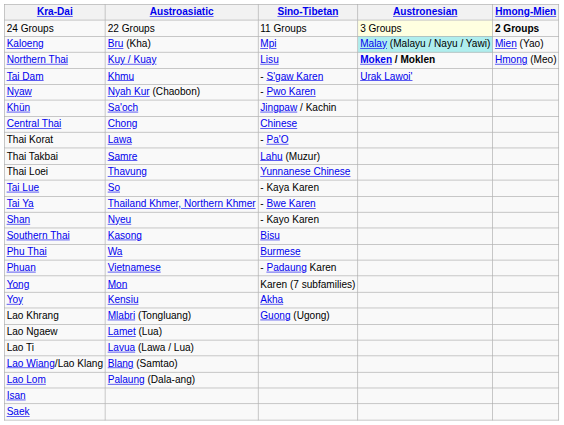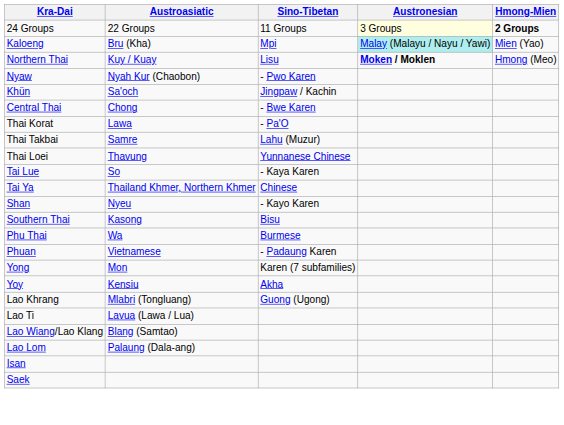- row: (25, 76)
(279, 124) Chinese -> (288, 108) - Bwe Karen
(288, 204) - Bwe Karen -> (279, 188) Chinese
- row: (32, 332)
